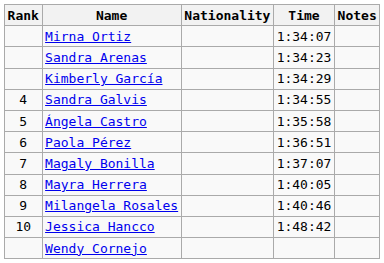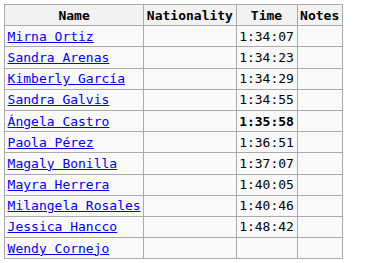- column: (23, 15)
(304, 121) normal -> (267, 121) bold
